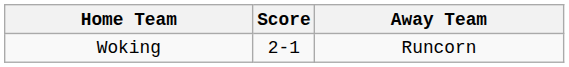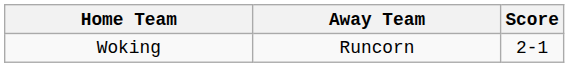columns swapped: (284, 19) <-> (439, 19)
